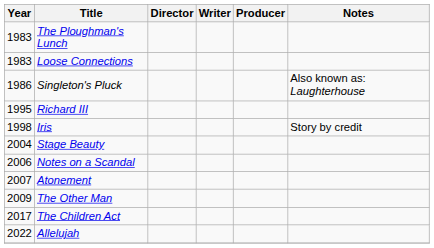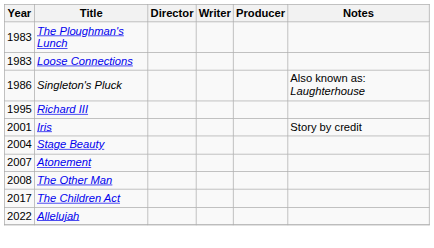(19, 127) 1998 -> (19, 127) 2001
- row: (86, 162)
(19, 198) 2009 -> (19, 180) 2008
